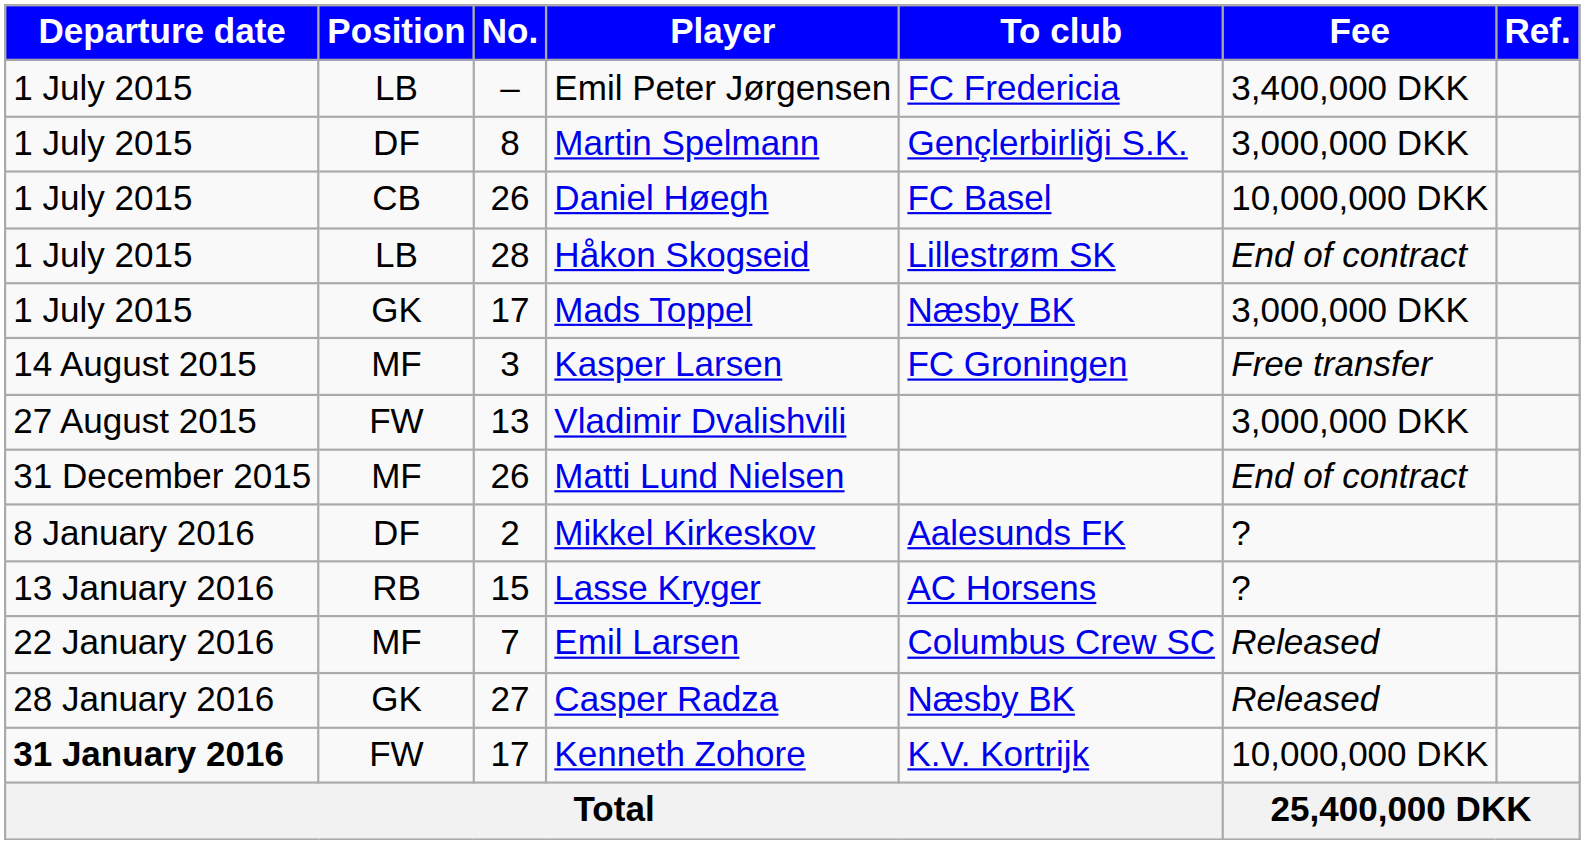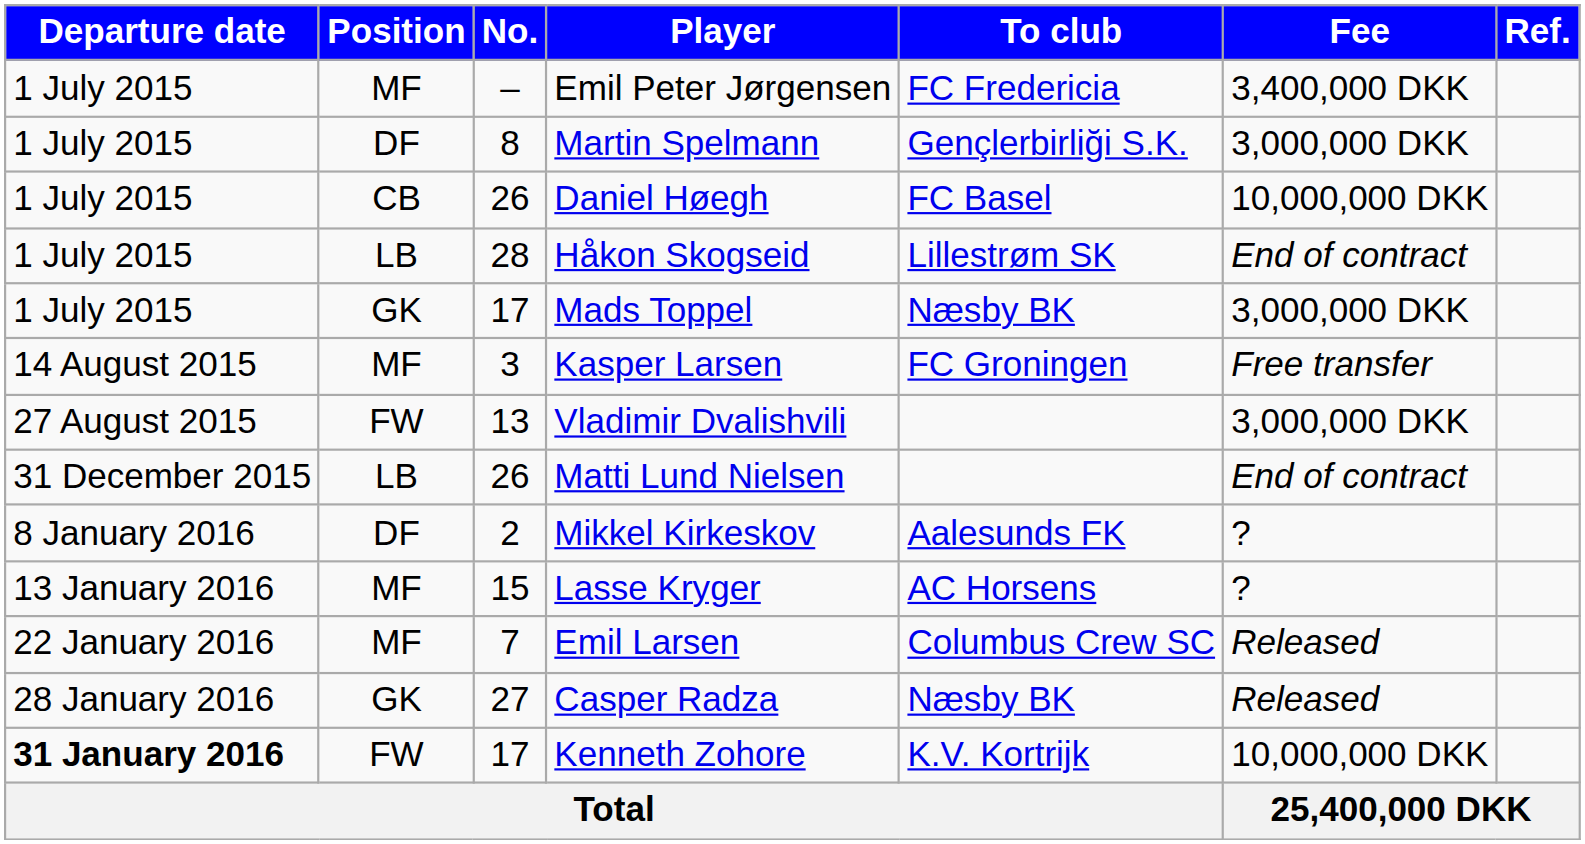(396, 87) LB -> (396, 87) MF
(396, 476) MF -> (396, 476) LB
(396, 587) RB -> (396, 587) MF
